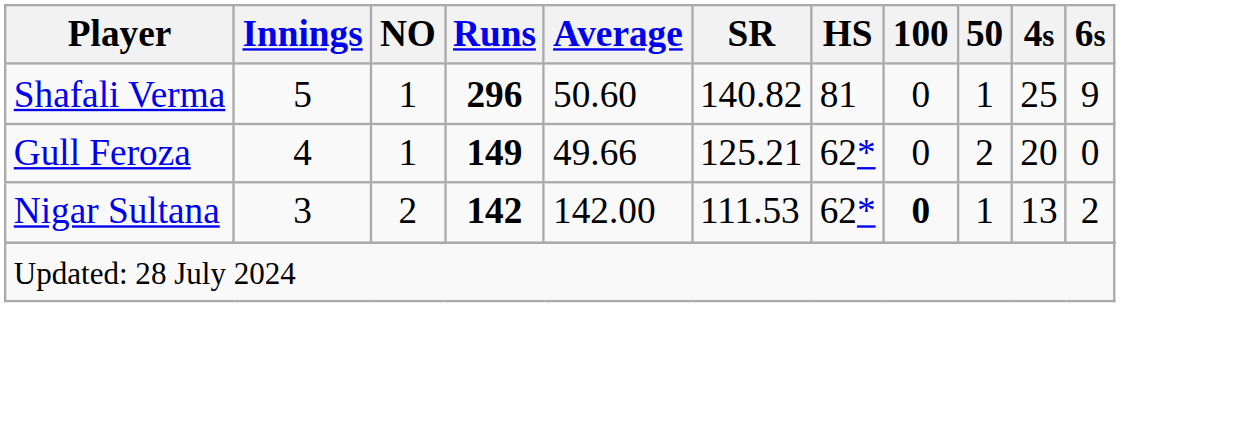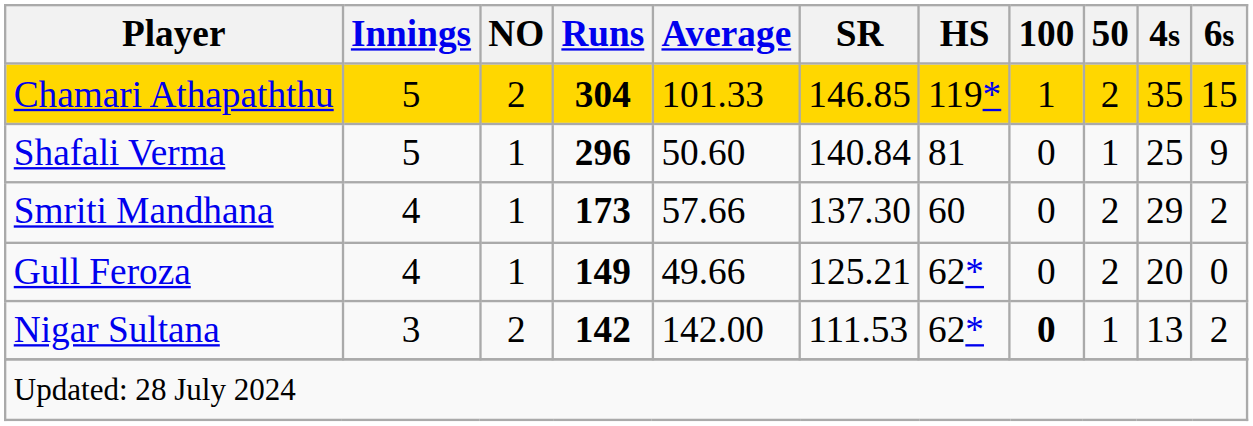+ row: (174, 93)
(751, 93) 140.82 -> (860, 152) 140.84
+ row: (144, 211)
